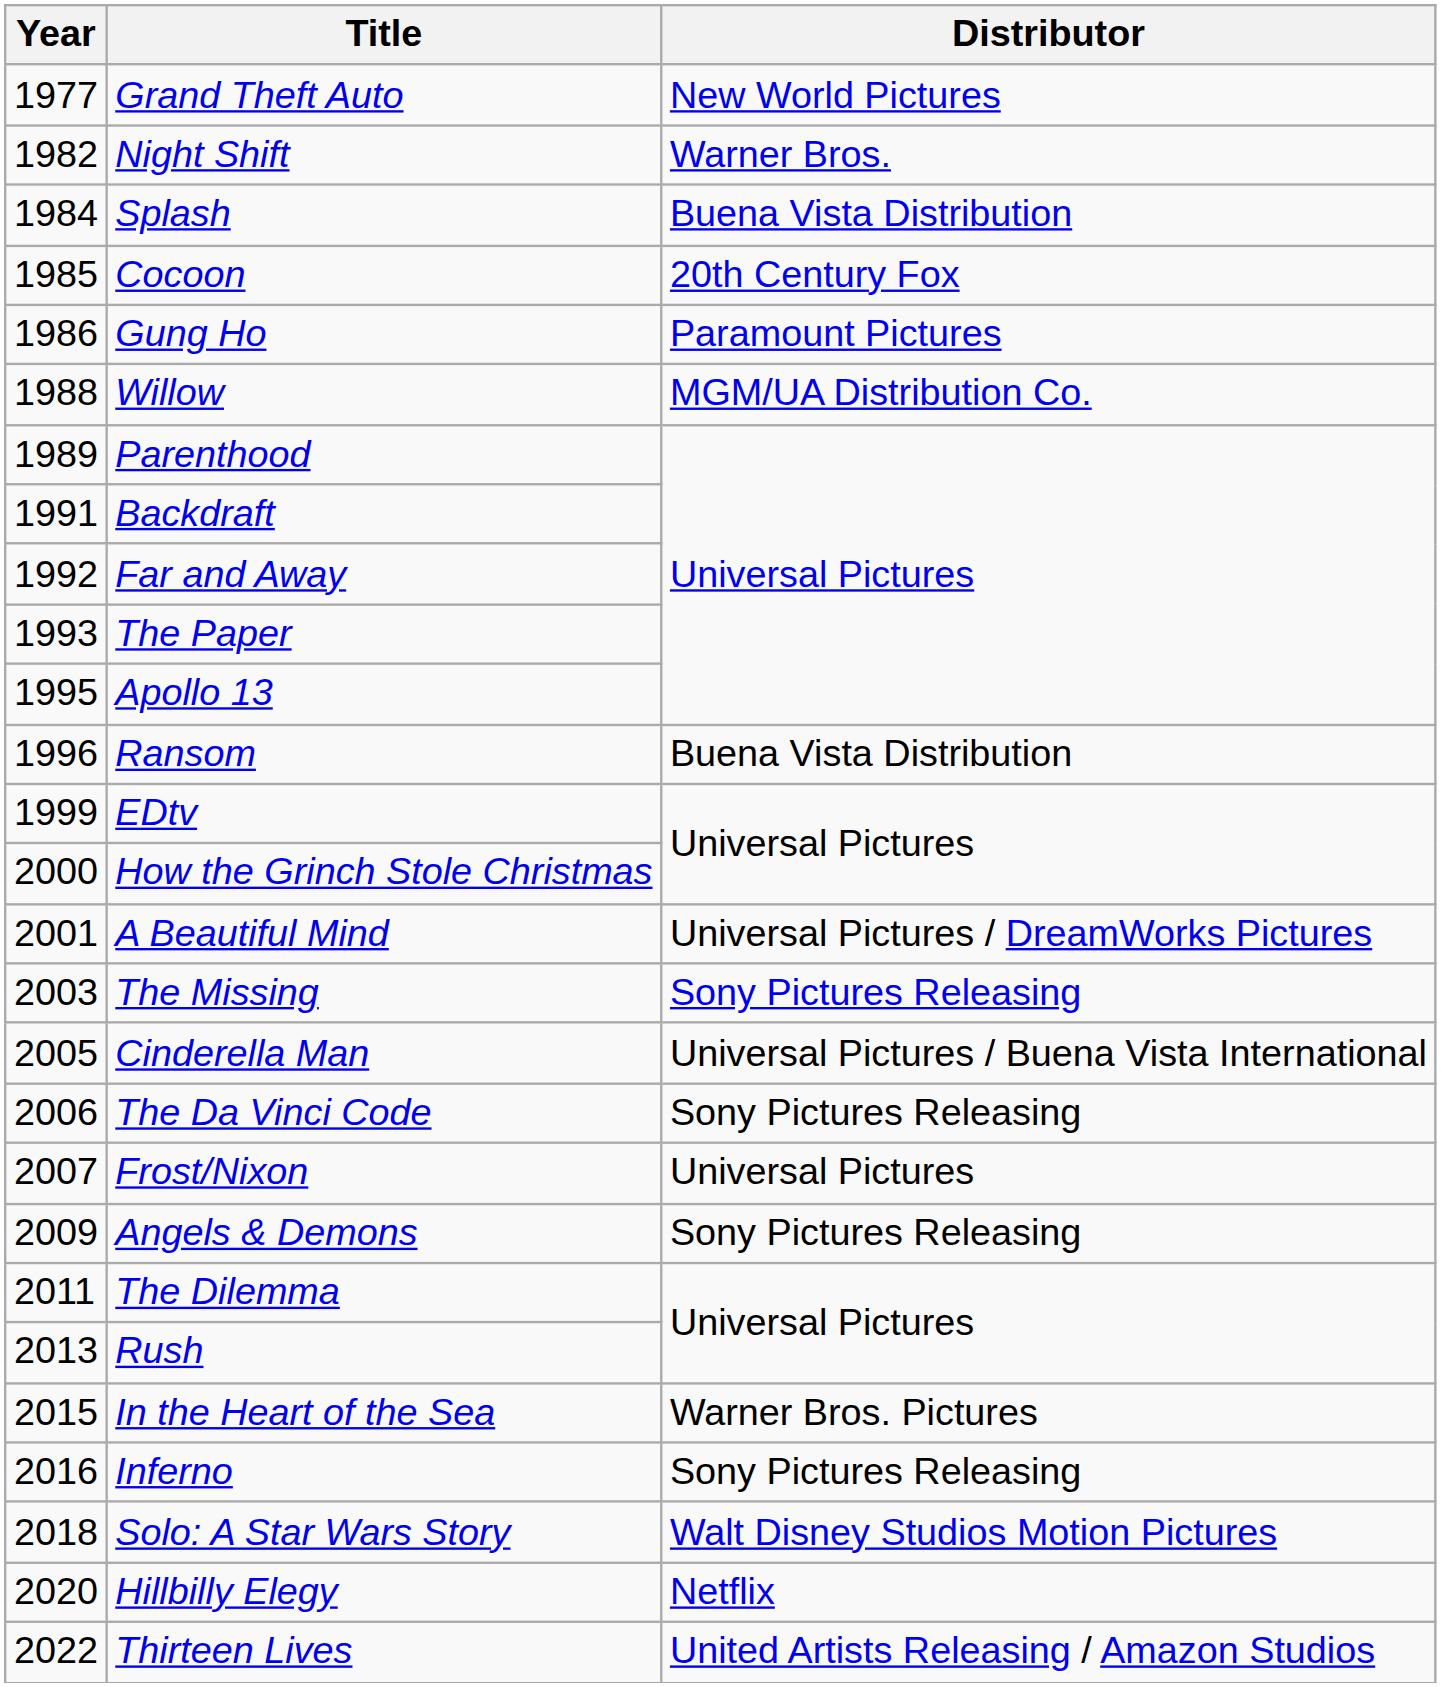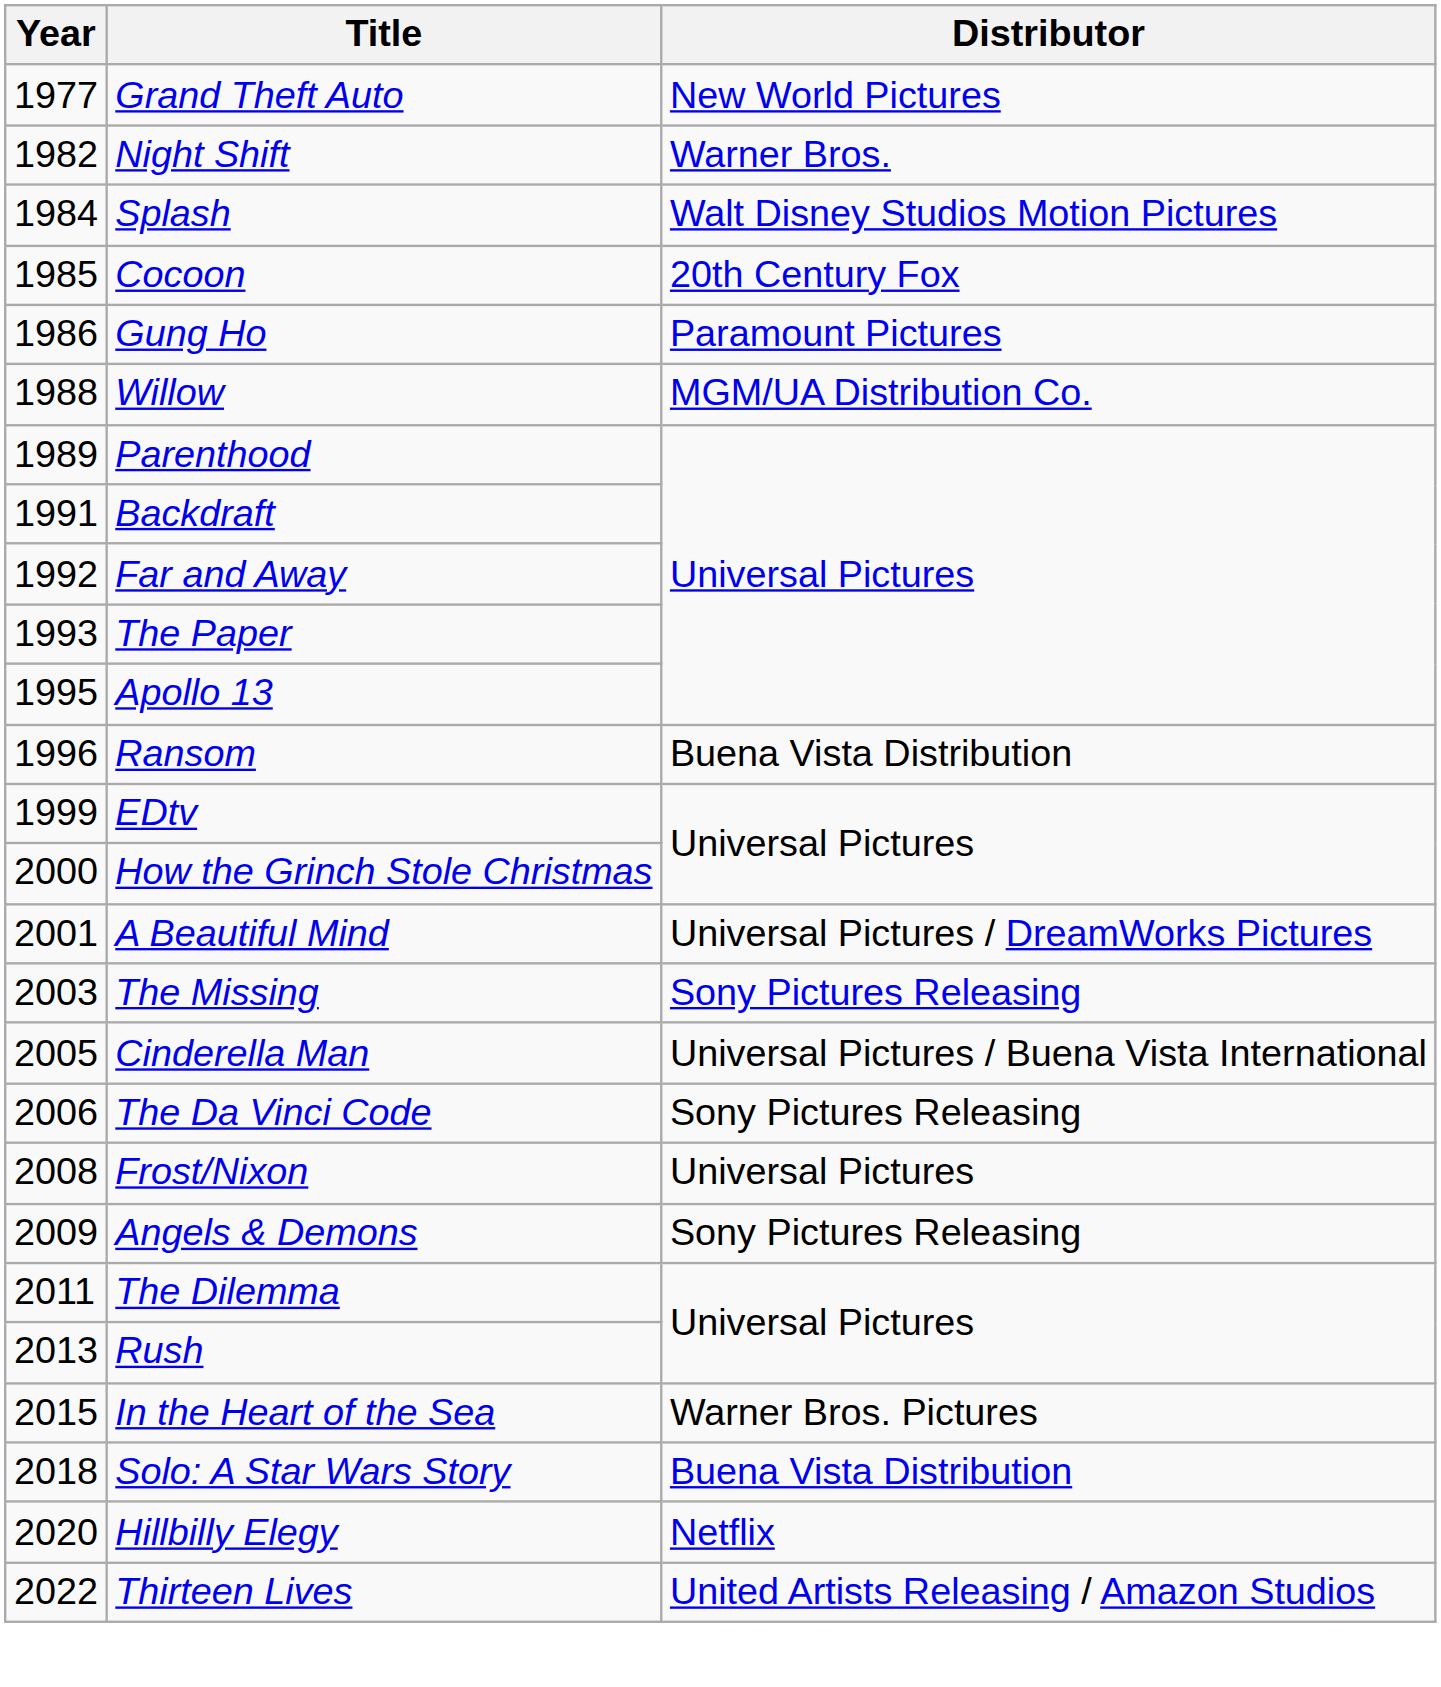(871, 214) Buena Vista Distribution -> (974, 214) Walt Disney Studios Motion Pictures
(56, 1172) 2007 -> (56, 1172) 2008
- row: (174, 1471)
(974, 1531) Walt Disney Studios Motion Pictures -> (871, 1471) Buena Vista Distribution
